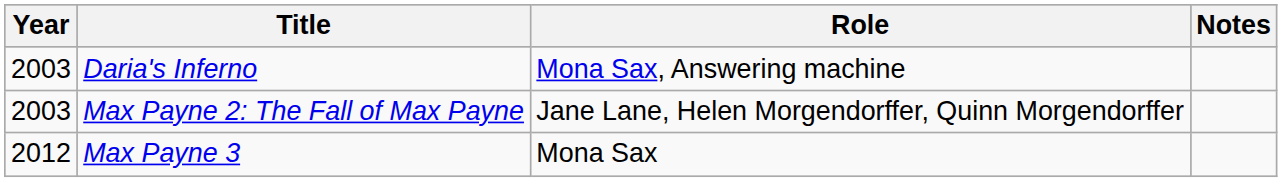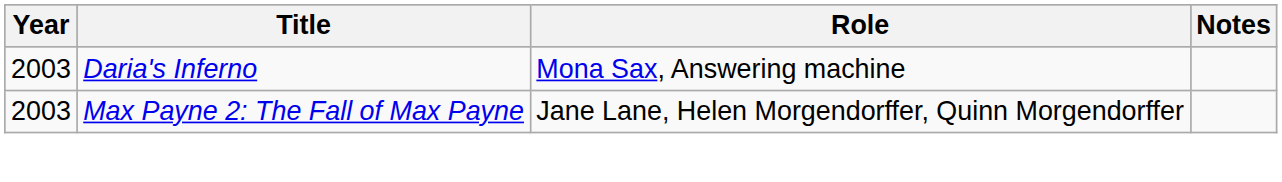- row: (162, 153)
